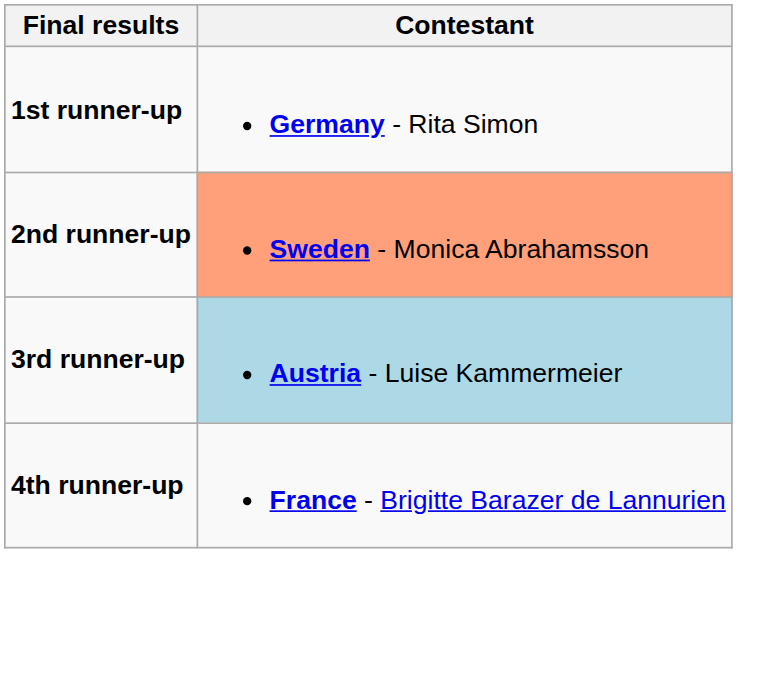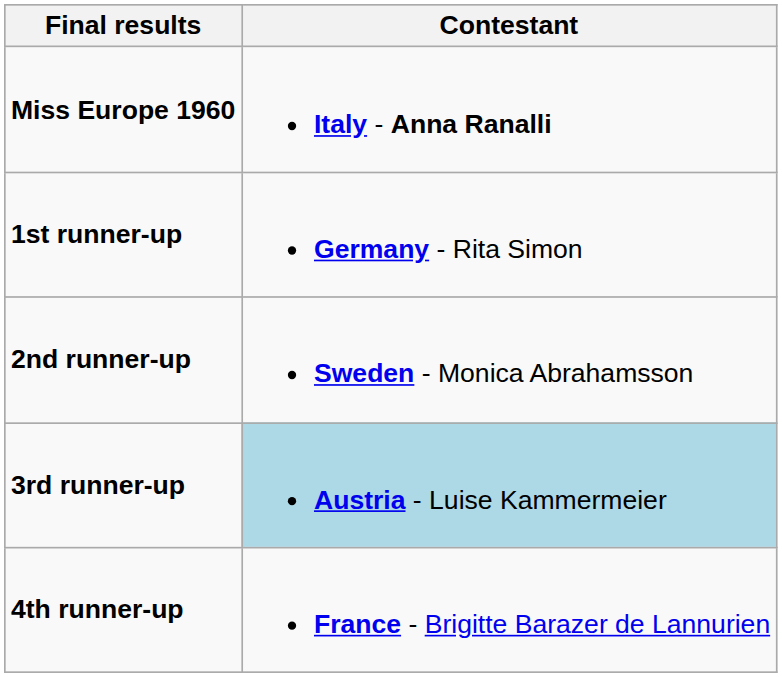+ row: (123, 109)
(464, 250) lightsalmon background -> (509, 375) no background
